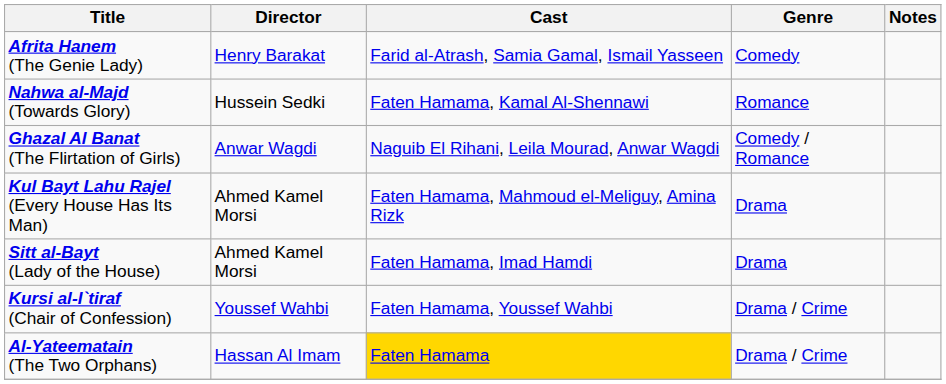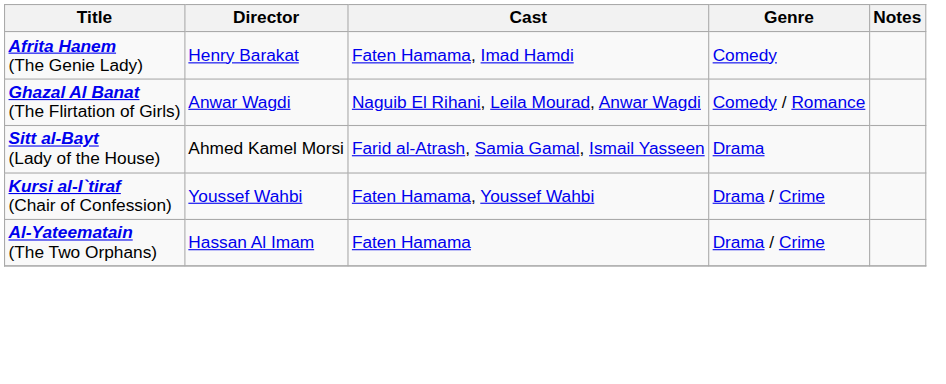(547, 55) Farid al-Atrash, Samia Gamal, Ismail Yasseen -> (463, 55) Faten Hamama, Imad Hamdi
- row: (69, 102)
- row: (90, 205)
(481, 262) Faten Hamama, Imad Hamdi -> (528, 149) Farid al-Atrash, Samia Gamal, Ismail Yasseen
(430, 355) gold background -> (411, 242) no background
